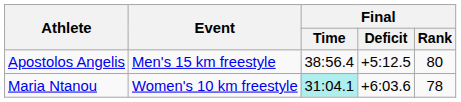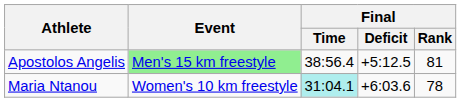(204, 62) no background -> (204, 62) lightgreen background
(435, 62) 80 -> (435, 62) 81
